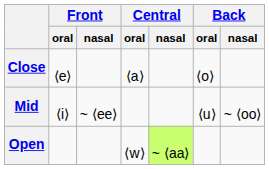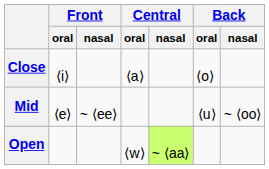(63, 76) ⟨e⟩ -> (63, 76) ⟨i⟩
(63, 114) ⟨i⟩ -> (63, 114) ⟨e⟩
